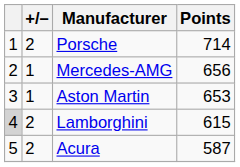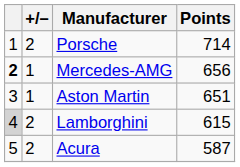(13, 70) normal -> (13, 70) bold
(217, 97) 653 -> (217, 97) 651
